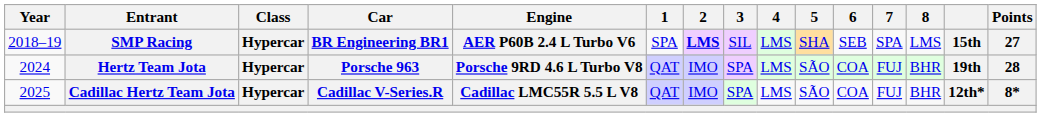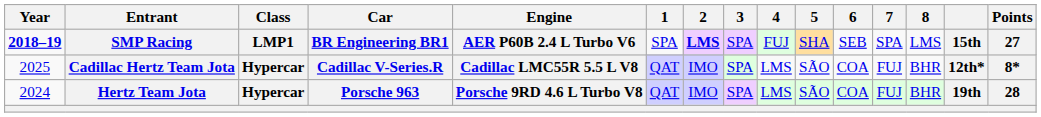(35, 41) normal -> (35, 41) bold
(273, 41) Hypercar -> (273, 41) LMP1
(740, 41) SIL -> (740, 41) SPA
(776, 41) LMS -> (776, 41) FUJ
rows swapped: (152, 66) <-> (152, 92)
